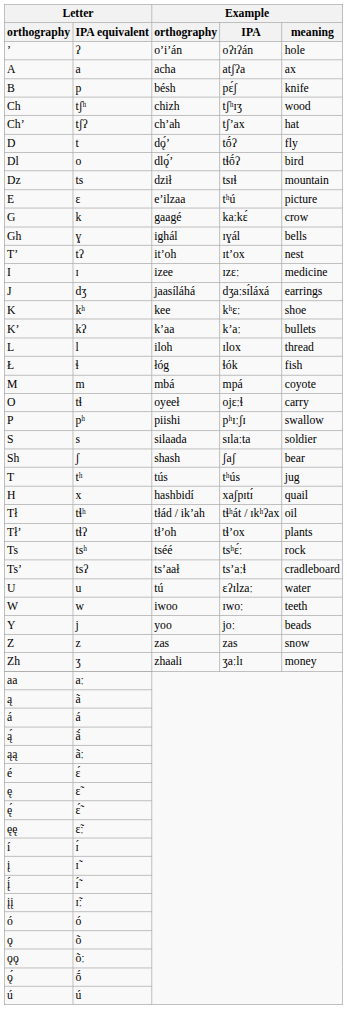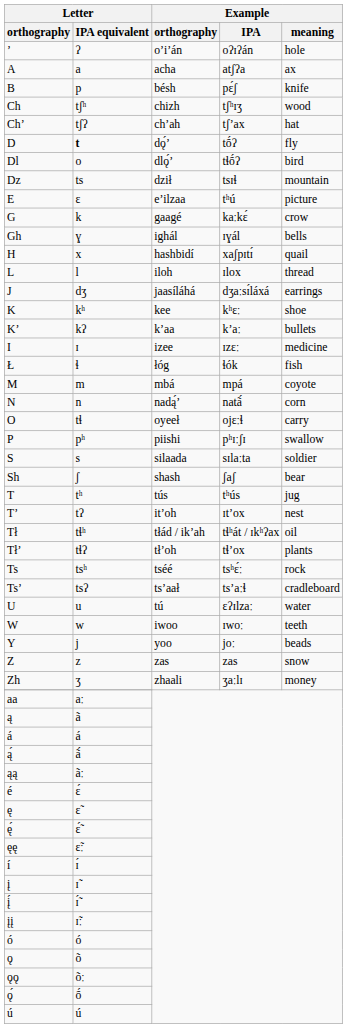(77, 143) normal -> (77, 143) bold
rows swapped: (11, 495) <-> (13, 254)
rows swapped: (9, 273) <-> (11, 347)
+ row: (11, 402)
